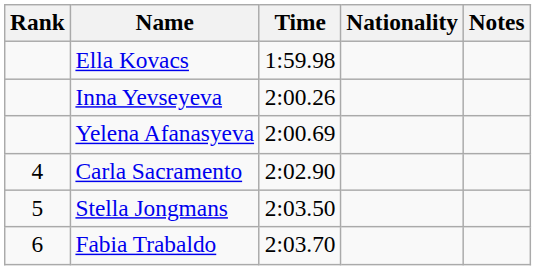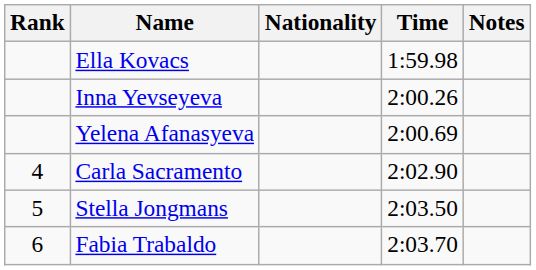columns swapped: (402, 23) <-> (300, 23)
